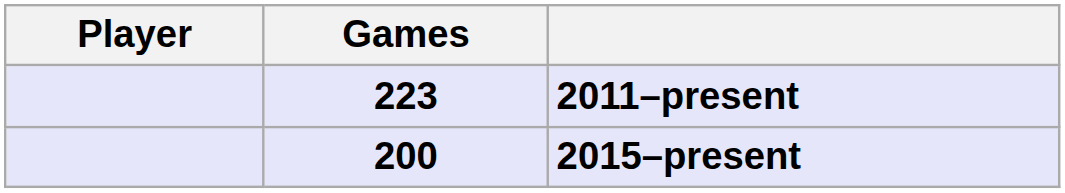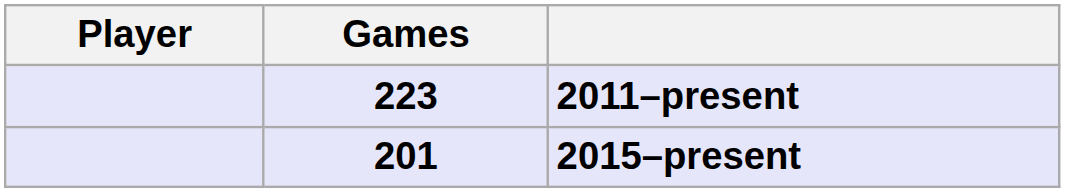(406, 156) 200 -> (406, 156) 201
